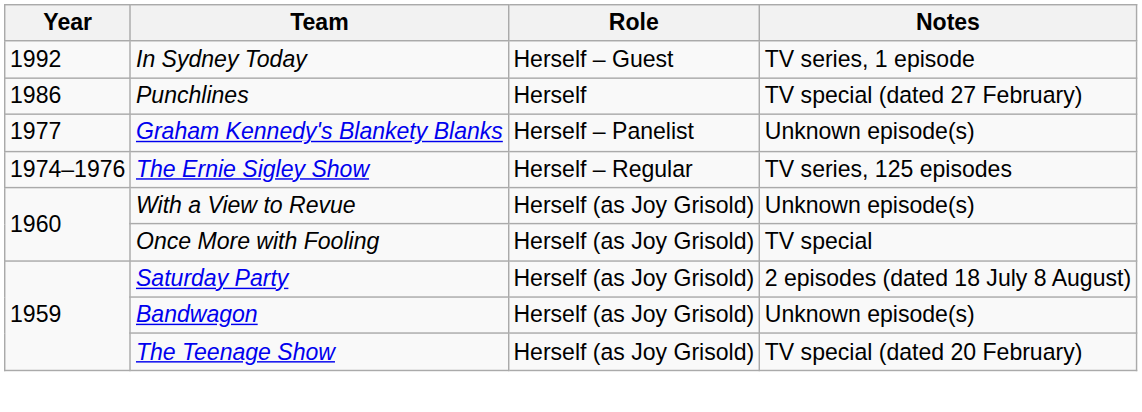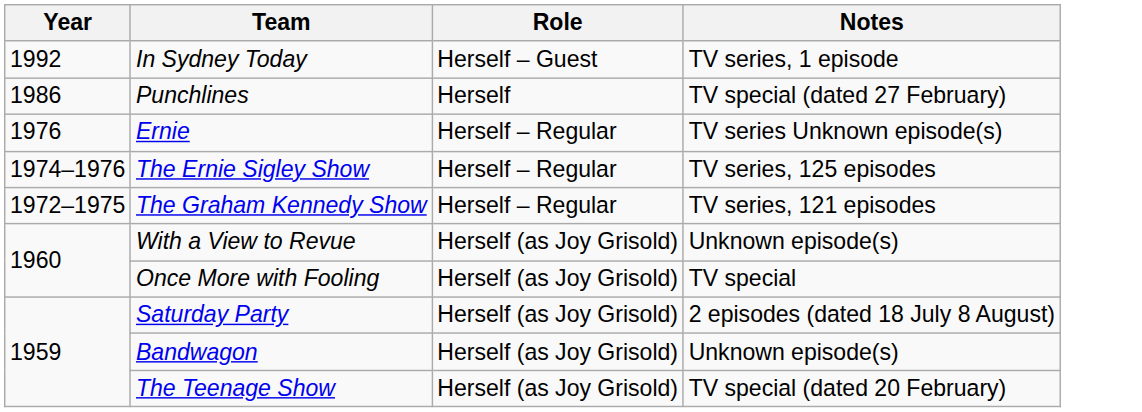- row: (319, 132)
+ row: (163, 132)
+ row: (281, 205)
